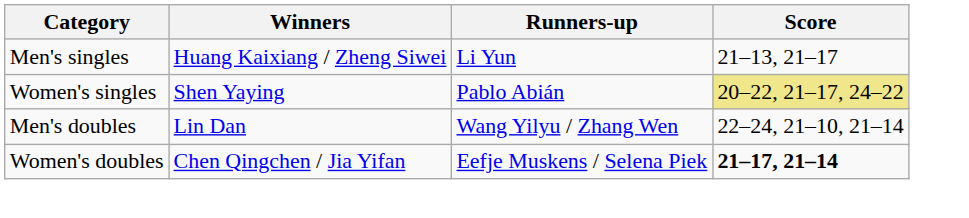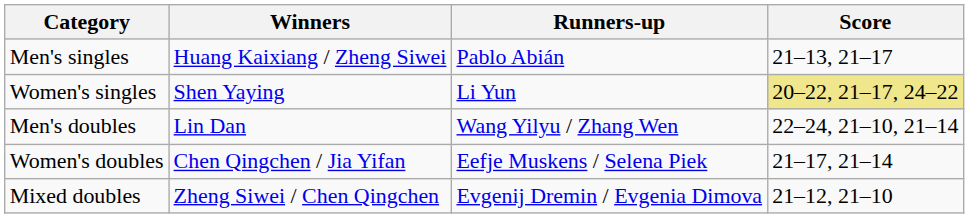(486, 56) Li Yun -> (510, 56) Pablo Abián
(510, 91) Pablo Abián -> (486, 91) Li Yun
(778, 160) bold -> (832, 160) normal
+ row: (75, 195)
